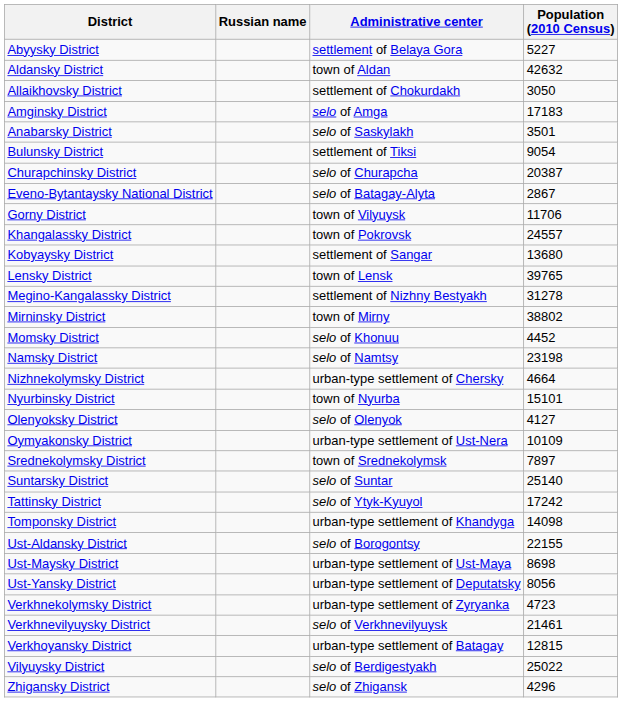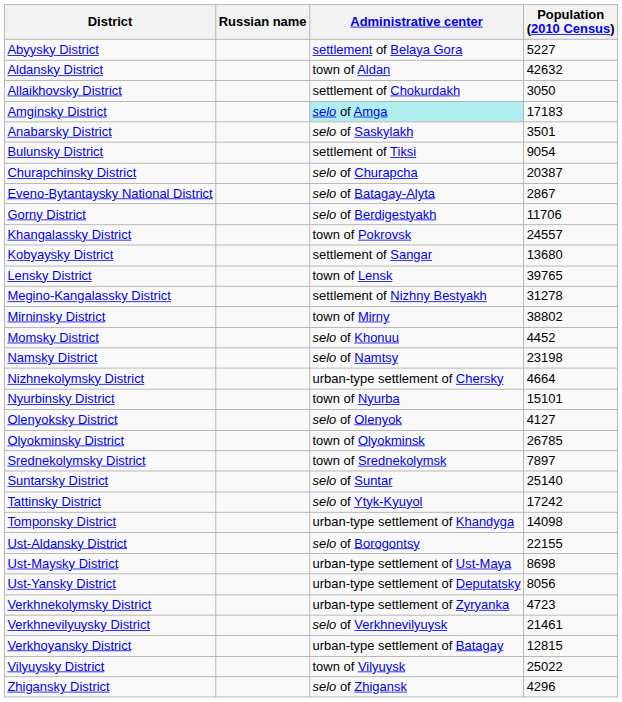(350, 111) no background -> (350, 111) paleturquoise background
(359, 214) town of Vilyuysk -> (374, 214) selo of Berdigestyakh
+ row: (66, 440)
- row: (70, 440)
(374, 666) selo of Berdigestyakh -> (359, 666) town of Vilyuysk
